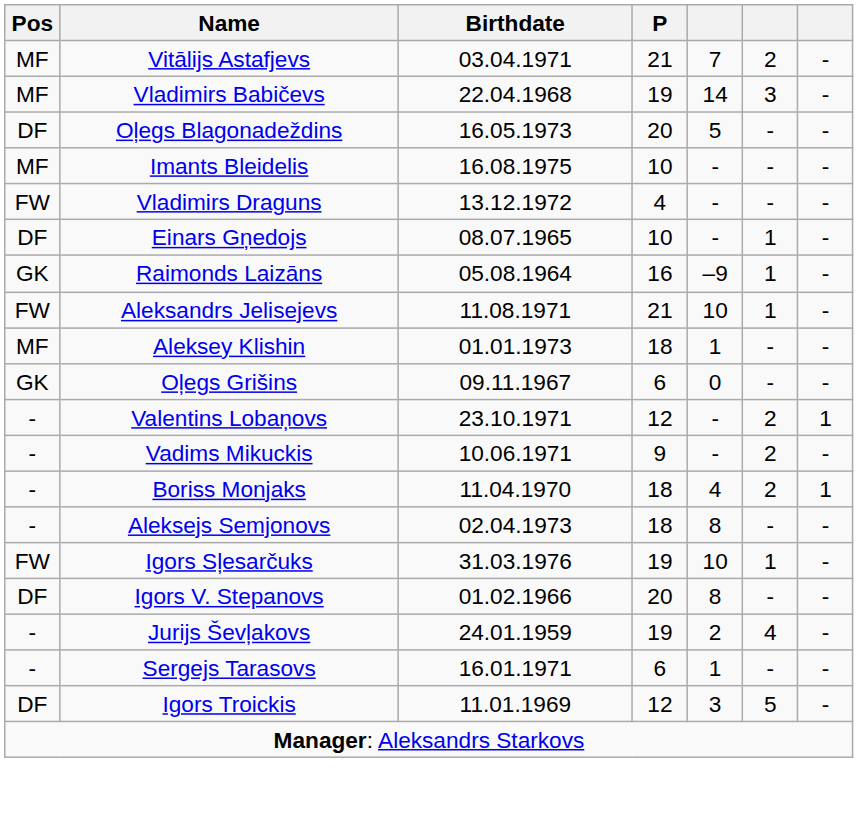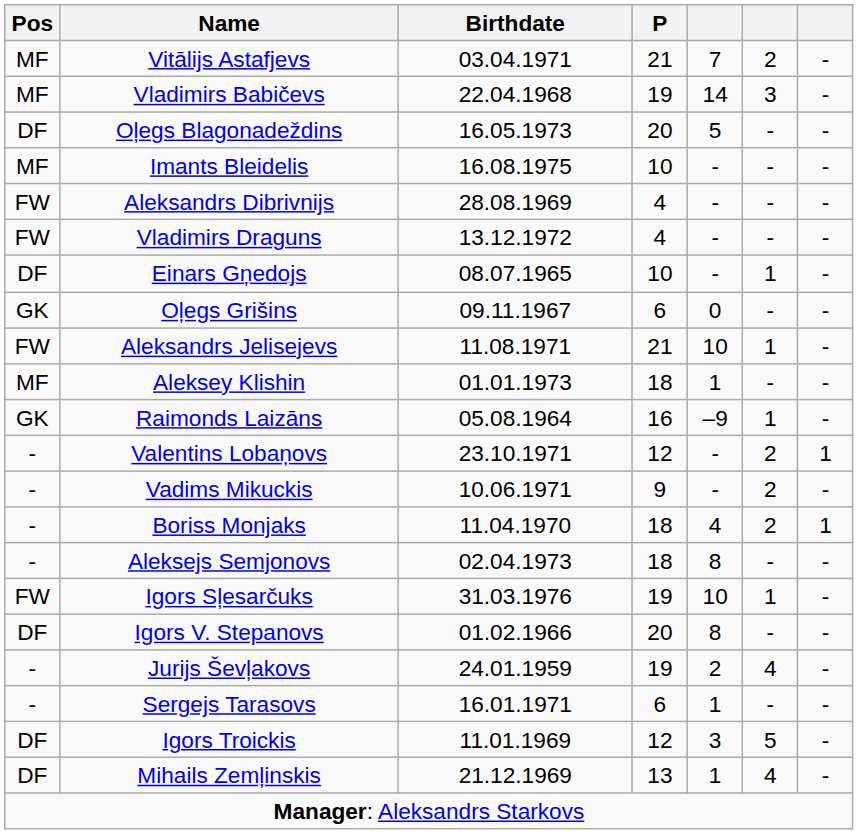+ row: (229, 202)
rows swapped: (229, 381) <-> (229, 274)
+ row: (229, 776)
